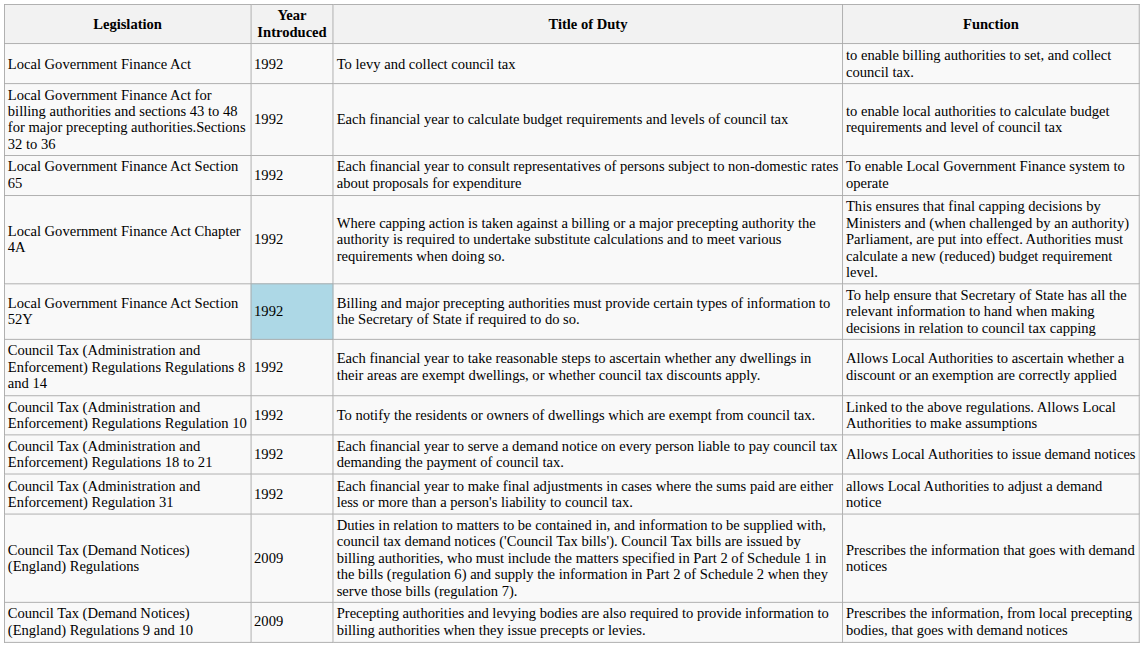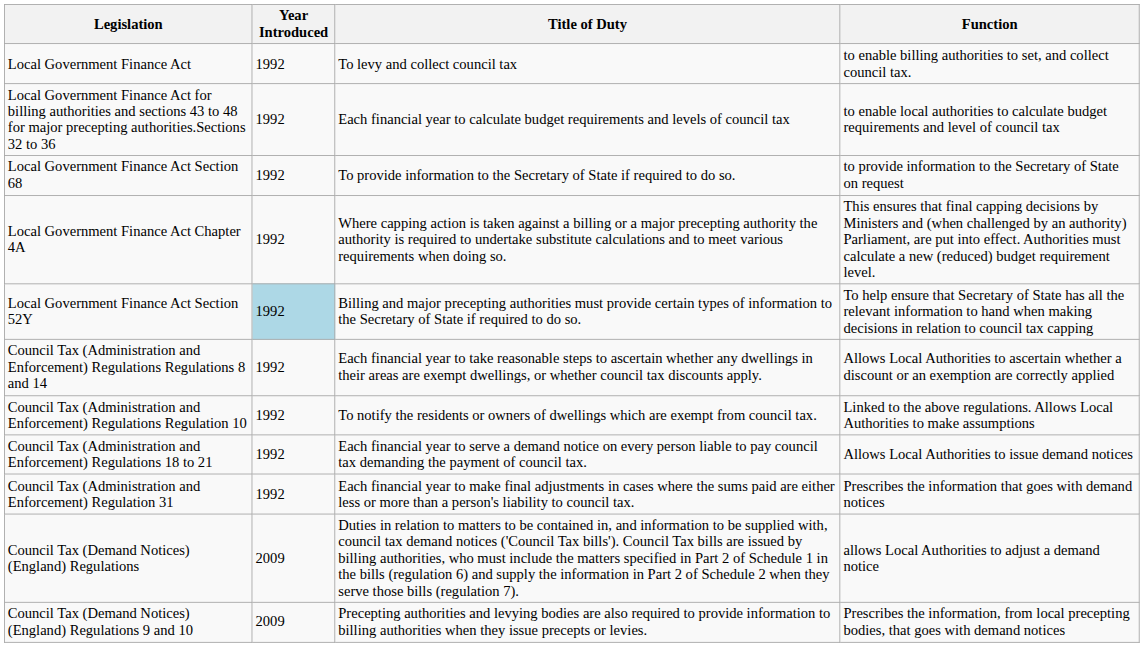- row: (123, 175)
+ row: (123, 175)
(974, 494) allows Local Authorities to adjust a demand notice -> (988, 494) Prescribes the information that goes with demand notices
(990, 558) Prescribes the information that goes with demand notices -> (972, 558) allows Local Authorities to adjust a demand notice
